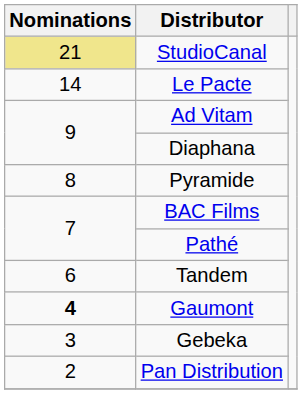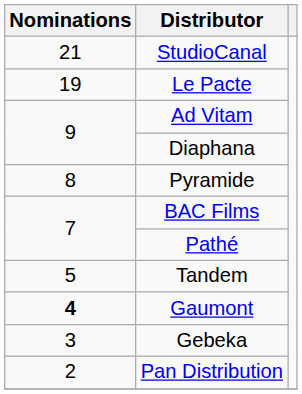(70, 52) khaki background -> (70, 52) no background
(70, 84) 14 -> (70, 84) 19
(70, 276) 6 -> (70, 276) 5
